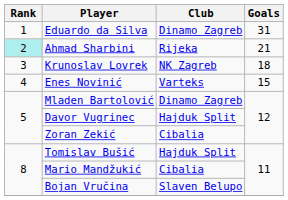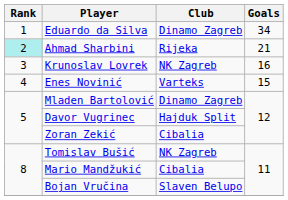(264, 30) 31 -> (264, 30) 34
(264, 65) 18 -> (264, 65) 16
(198, 152) Hajduk Split -> (188, 152) NK Zagreb
